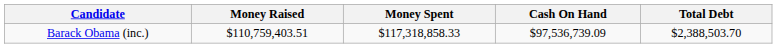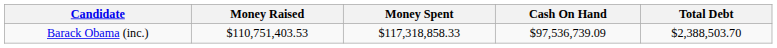(267, 33) $110,759,403.51 -> (267, 33) $110,751,403.53
